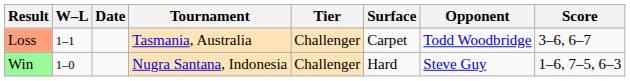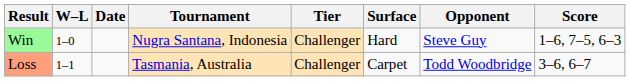rows swapped: (21, 64) <-> (22, 40)
